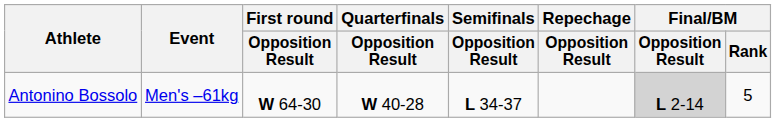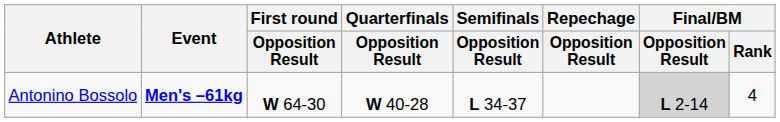(192, 95) normal -> (194, 95) bold
(748, 95) 5 -> (752, 95) 4
